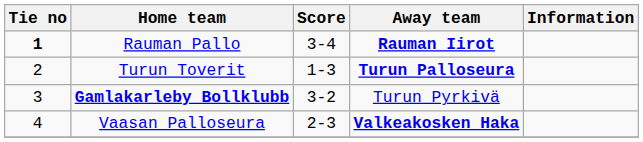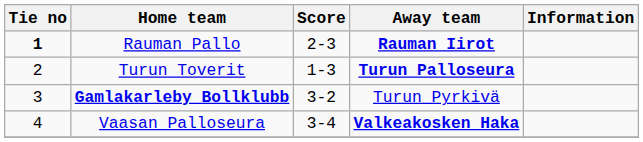(321, 44) 3-4 -> (321, 44) 2-3
(321, 124) 2-3 -> (321, 124) 3-4
